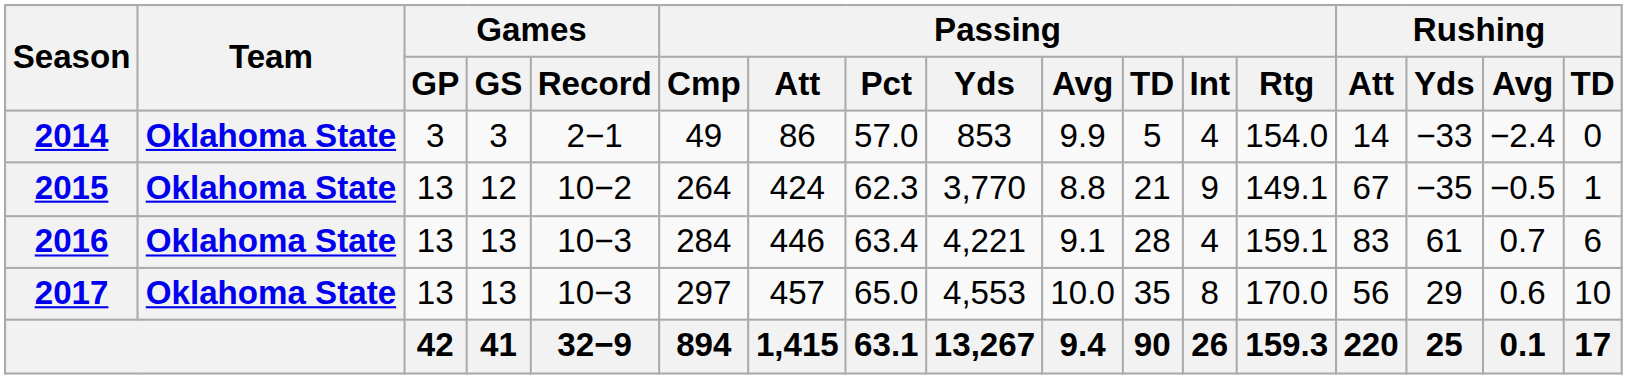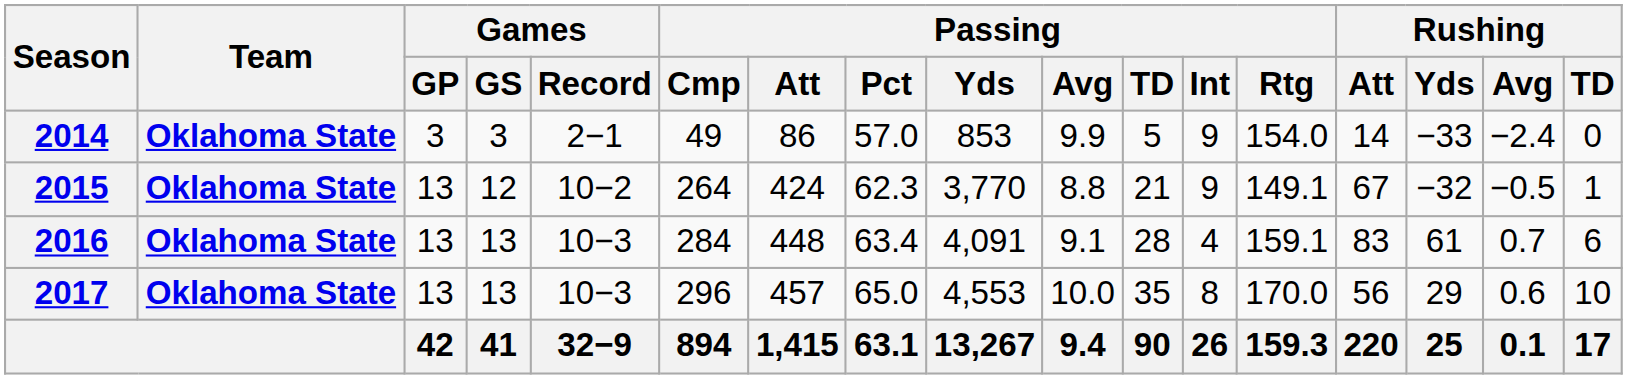(1210, 135) 4 -> (1210, 135) 9
(1444, 188) −35 -> (1444, 188) −32
(797, 240) 446 -> (797, 240) 448
(984, 240) 4,221 -> (984, 240) 4,091
(704, 293) 297 -> (704, 293) 296
